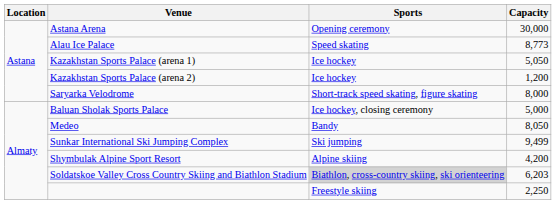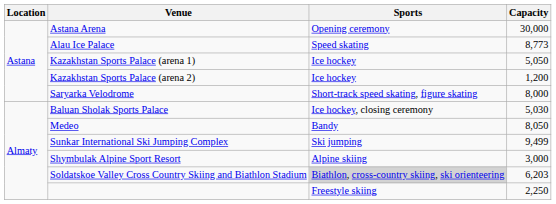(537, 110) 5,000 -> (537, 110) 5,030
(537, 158) 4,200 -> (537, 158) 3,000
